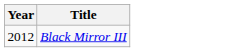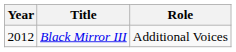+ column: (180, 15)
